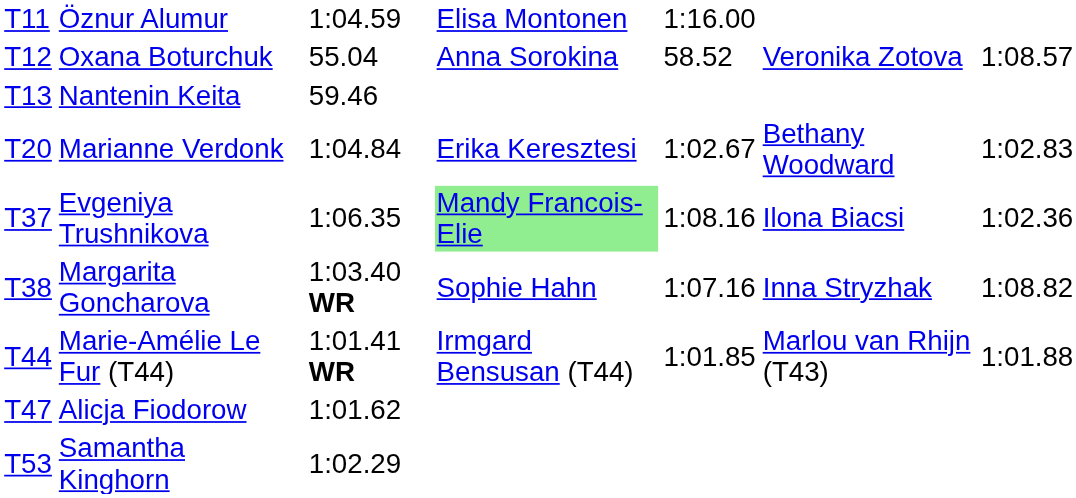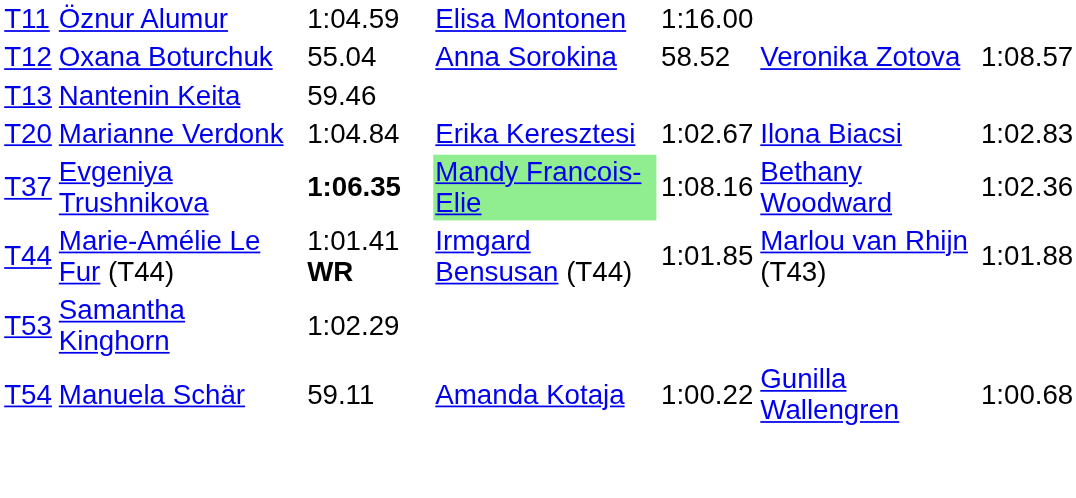(829, 149) Bethany Woodward -> (831, 133) Ilona Biacsi
(355, 218) normal -> (354, 187) bold
(833, 218) Ilona Biacsi -> (826, 187) Bethany Woodward
- row: (134, 287)
- row: (153, 410)
+ row: (152, 394)
